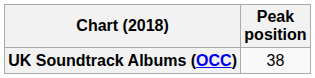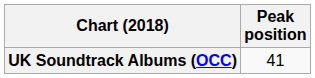(275, 60) 38 -> (275, 60) 41
